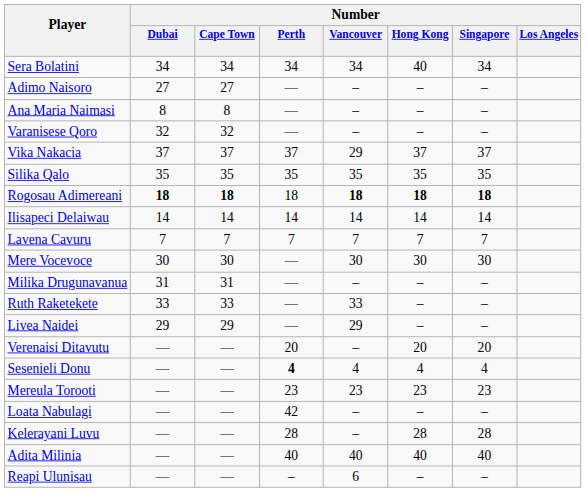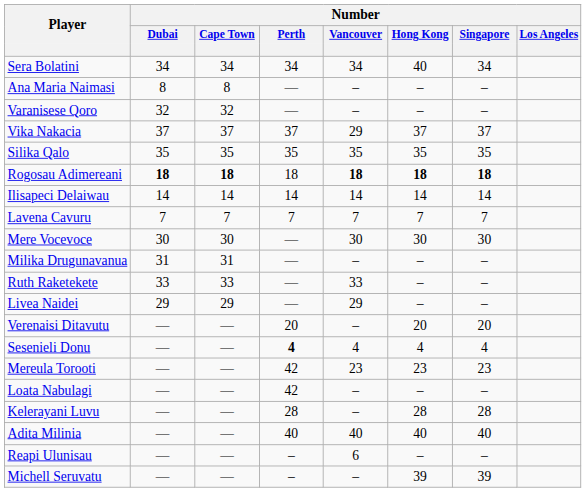- row: (50, 88)
(291, 390) 23 -> (291, 368) 42
+ row: (55, 476)
